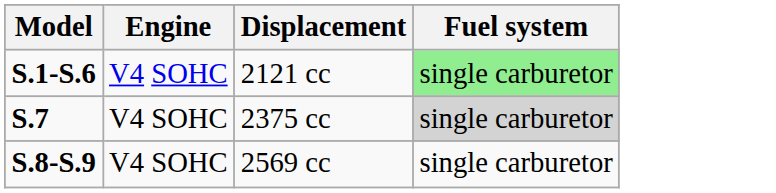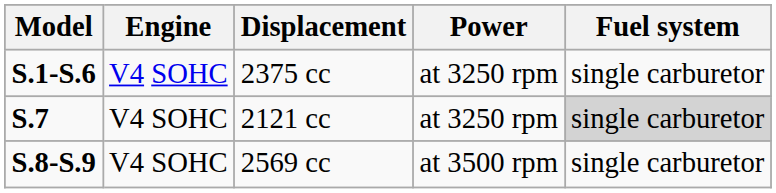+ column: (489, 27)
(286, 72) 2121 cc -> (286, 72) 2375 cc
(516, 72) lightgreen background -> (668, 72) no background
(286, 118) 2375 cc -> (286, 118) 2121 cc
